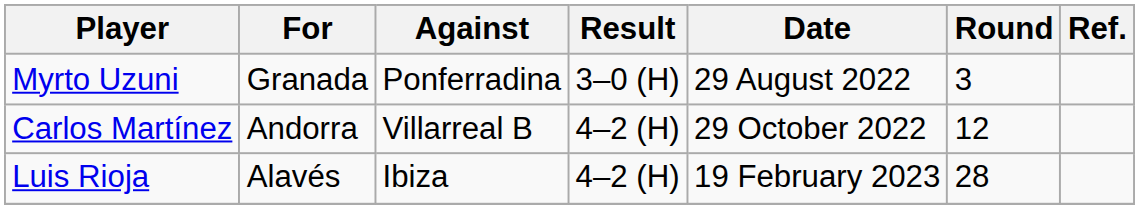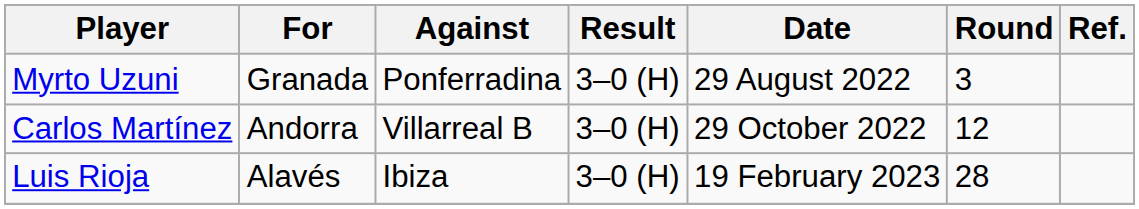(628, 128) 4–2 (H) -> (628, 128) 3–0 (H)
(628, 177) 4–2 (H) -> (628, 177) 3–0 (H)
